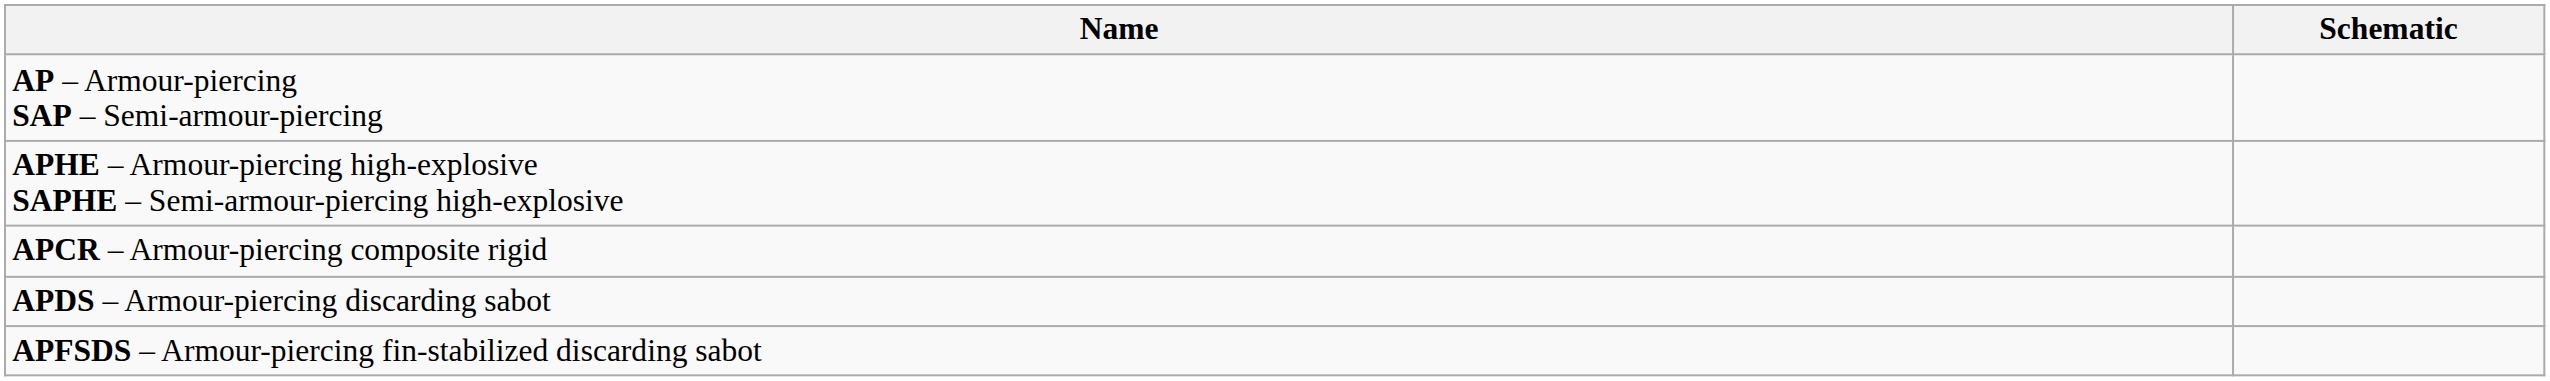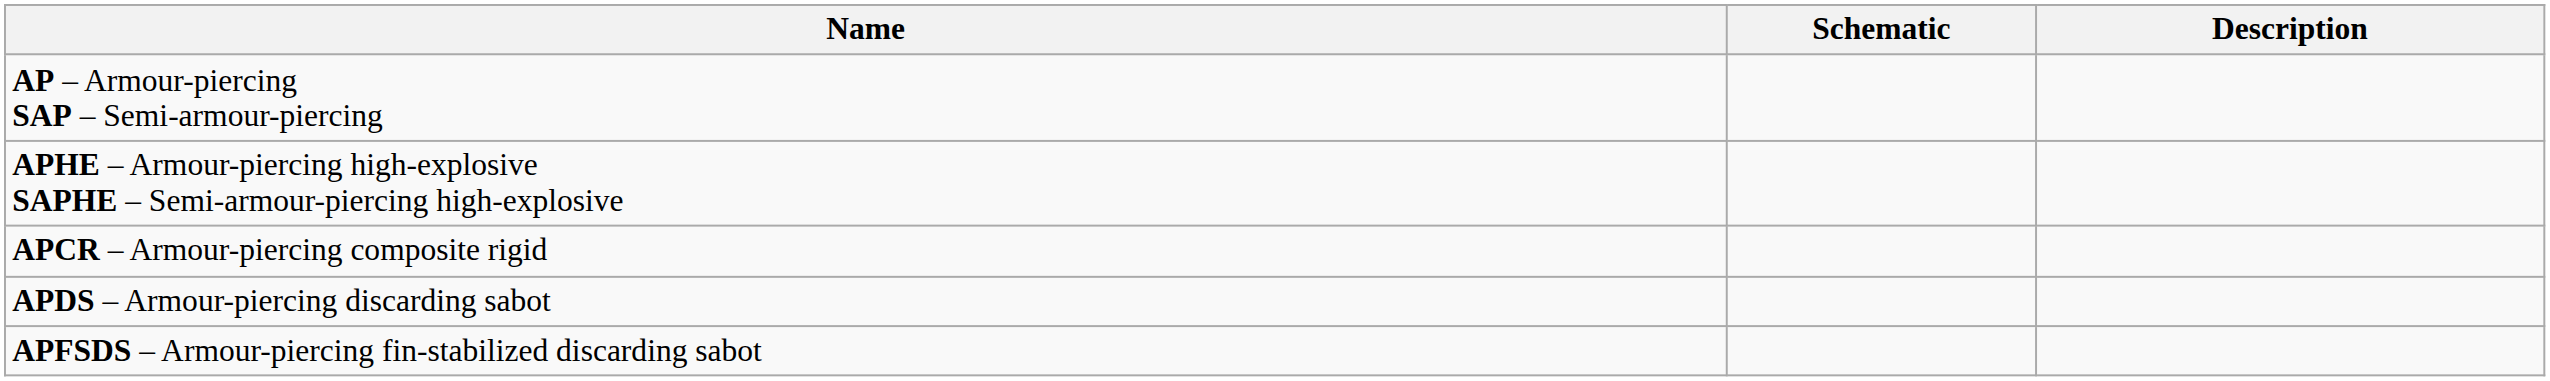+ column: (2290, 29)
